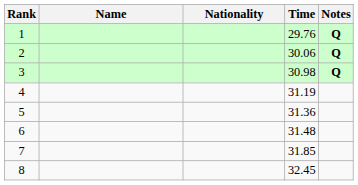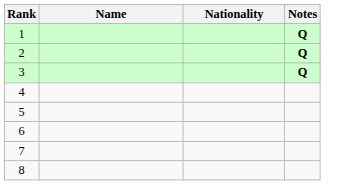- column: (302, 14)
